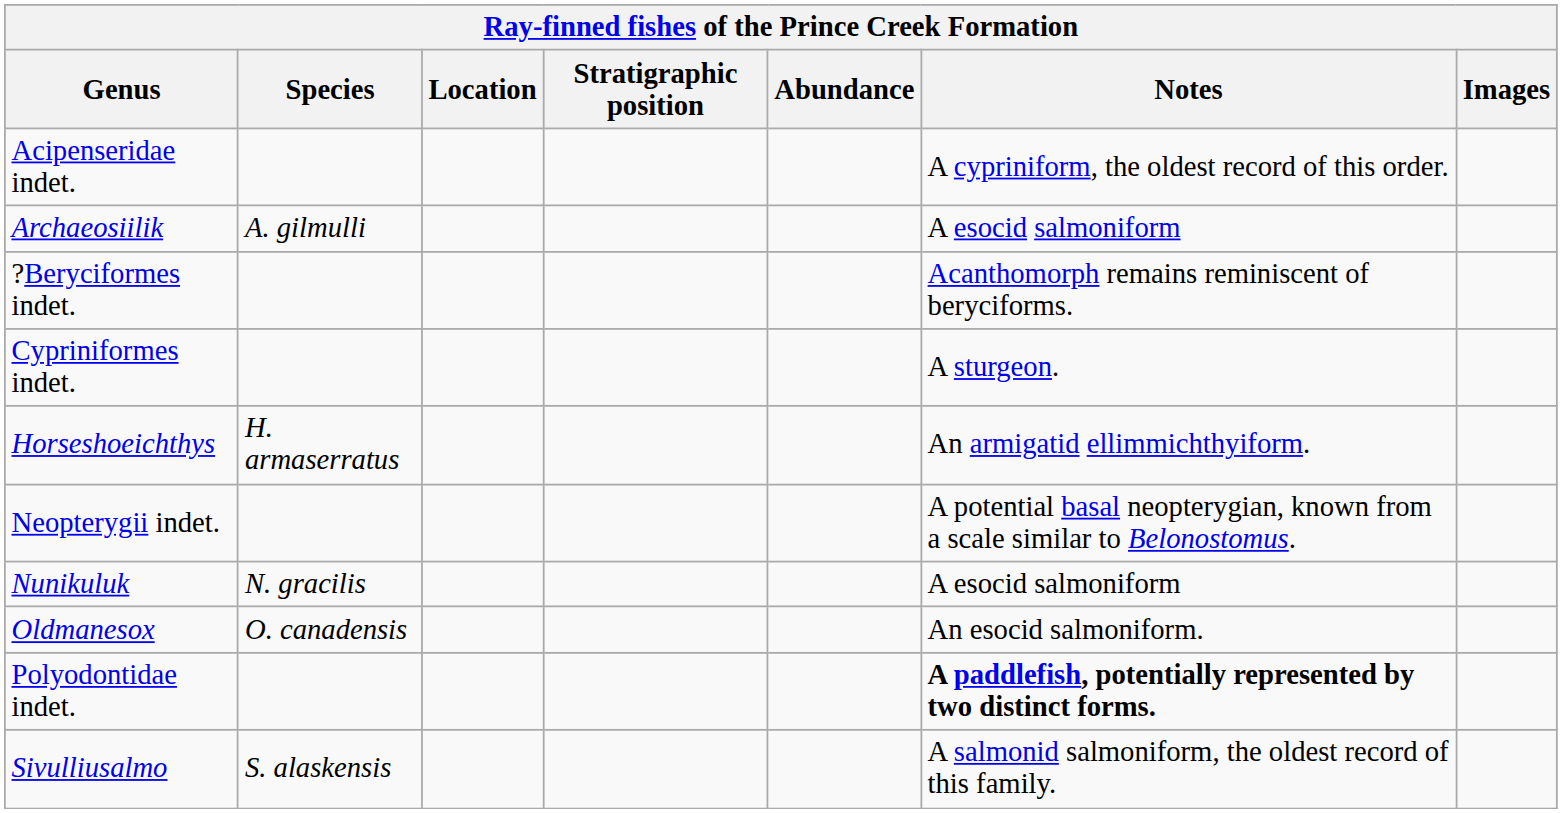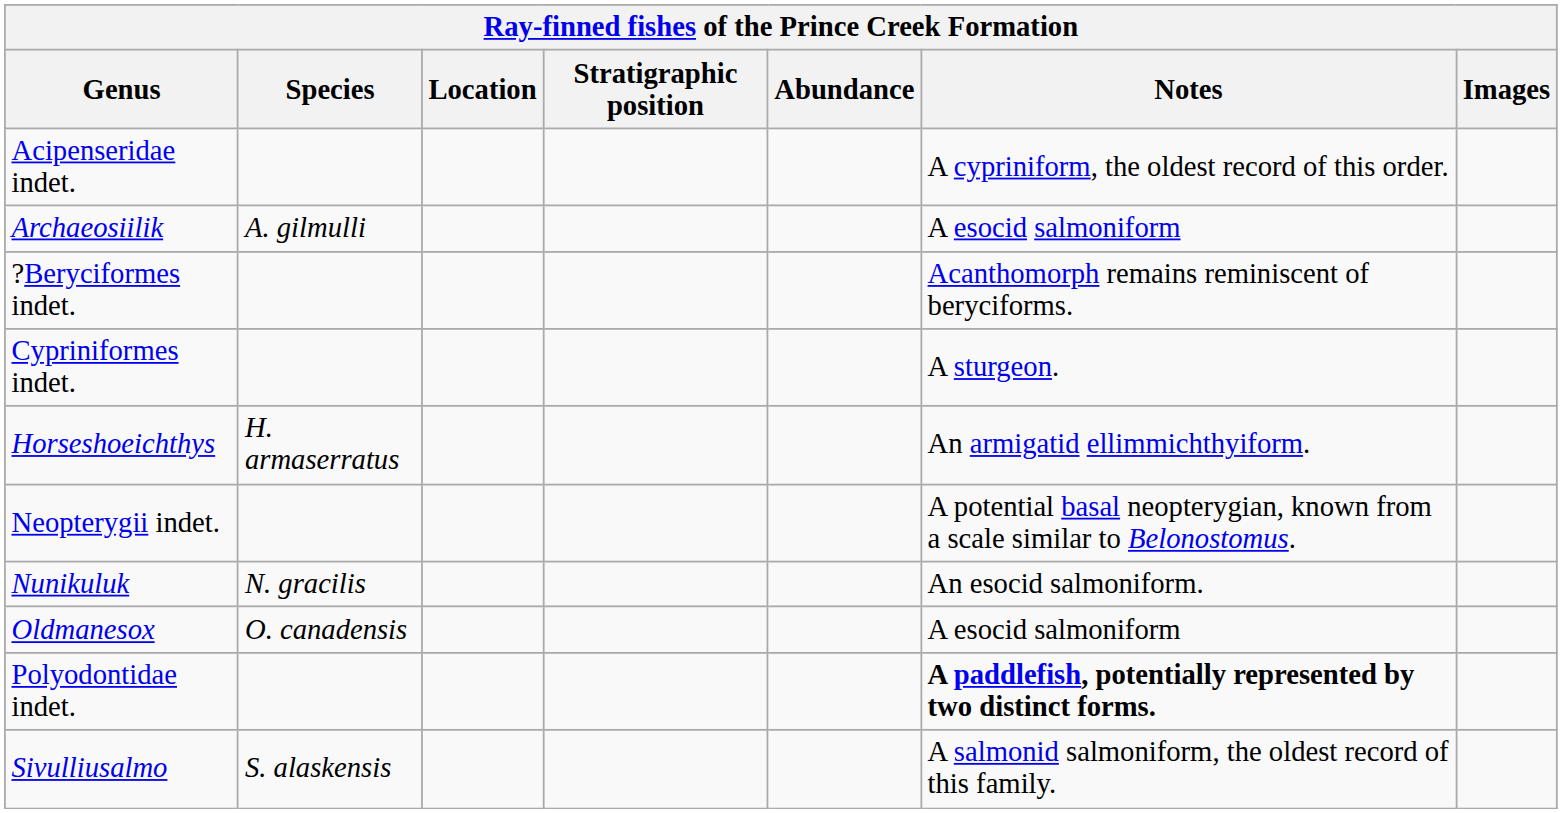(1054, 583) A esocid salmoniform -> (1066, 583) An esocid salmoniform.
(1066, 629) An esocid salmoniform. -> (1054, 629) A esocid salmoniform
